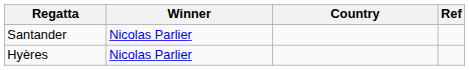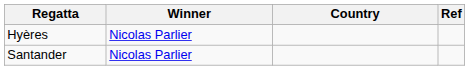rows swapped: (28, 55) <-> (37, 34)
